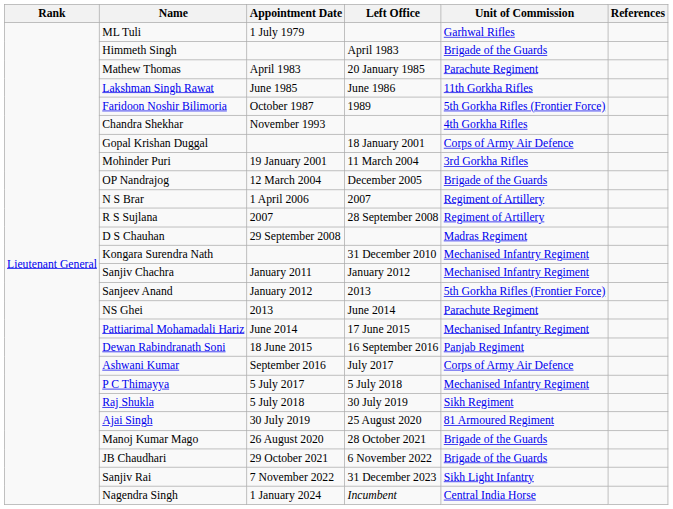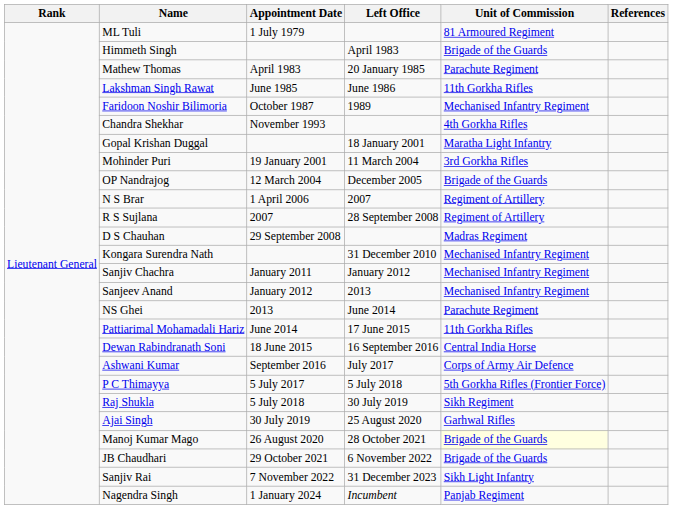(479, 32) Garhwal Rifles -> (499, 32) 81 Armoured Regiment
(525, 106) 5th Gorkha Rifles (Frontier Force) -> (516, 106) Mechanised Infantry Regiment
(509, 143) Corps of Army Air Defence -> (498, 143) Maratha Light Infantry
(525, 291) 5th Gorkha Rifles (Frontier Force) -> (516, 291) Mechanised Infantry Regiment
(516, 328) Mechanised Infantry Regiment -> (488, 328) 11th Gorkha Rifles
(484, 347) Panjab Regiment -> (490, 347) Central India Horse
(516, 384) Mechanised Infantry Regiment -> (525, 384) 5th Gorkha Rifles (Frontier Force)
(499, 421) 81 Armoured Regiment -> (479, 421) Garhwal Rifles
(496, 439) no background -> (496, 439) lightyellow background
(490, 495) Central India Horse -> (484, 495) Panjab Regiment
